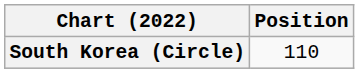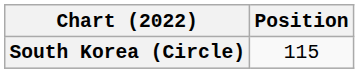(301, 53) 110 -> (301, 53) 115
